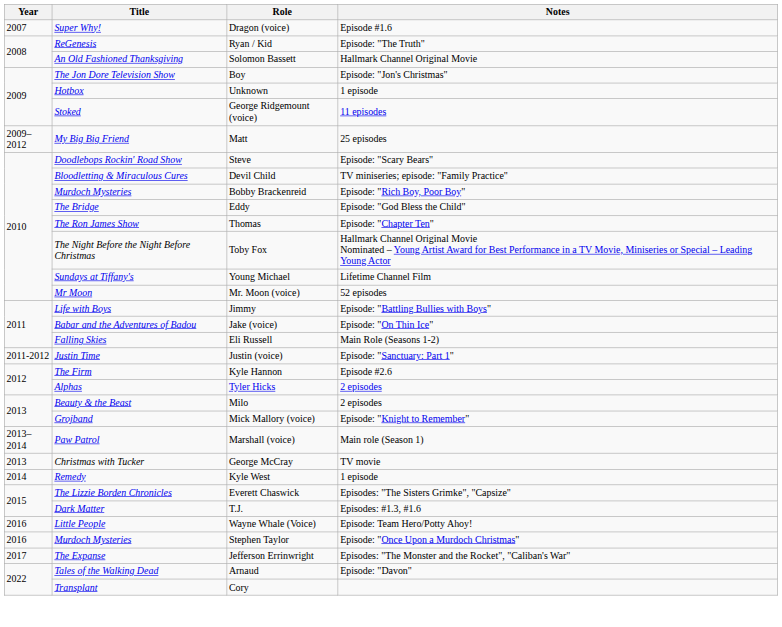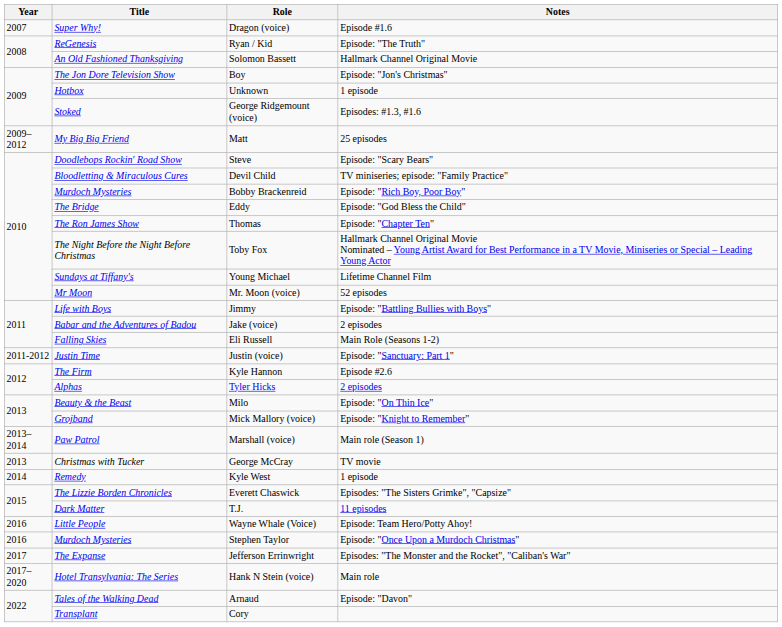(363, 112) 11 episodes -> (381, 112) Episodes: #1.3, #1.6
(387, 324) Episode: "On Thin Ice" -> (361, 324) 2 episodes
(361, 403) 2 episodes -> (387, 403) Episode: "On Thin Ice"
(381, 508) Episodes: #1.3, #1.6 -> (363, 508) 11 episodes
+ row: (271, 577)
